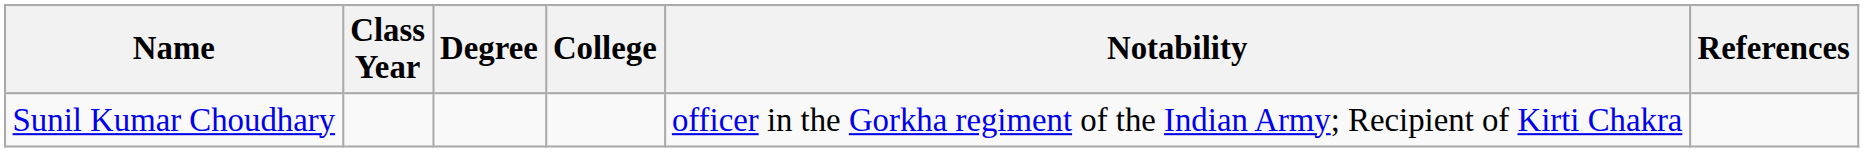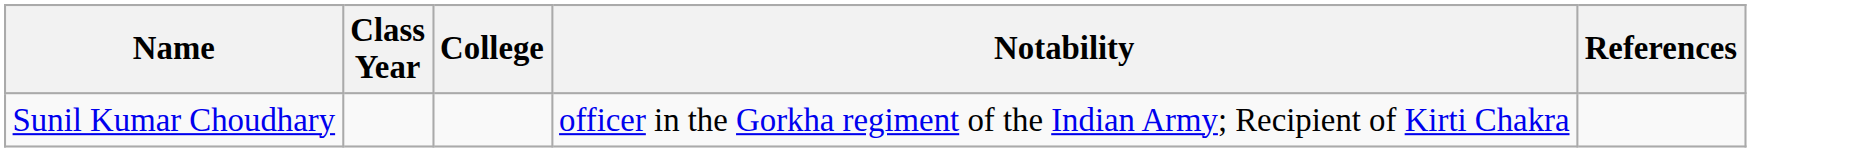- column: (489, 48)
